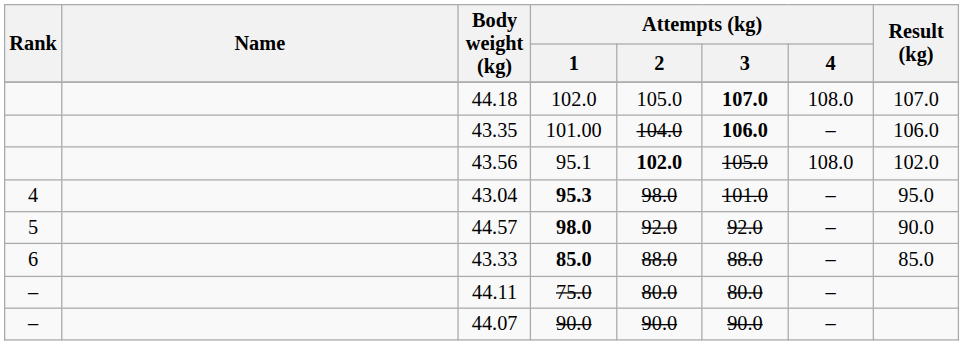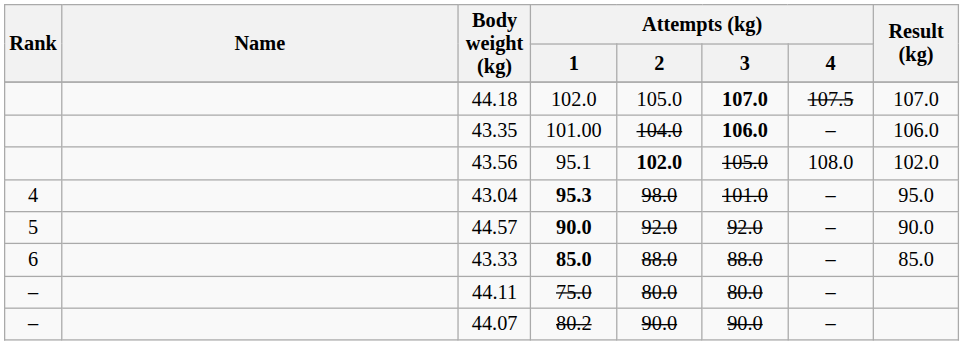(831, 98) 108.0 -> (831, 98) 107.5
(574, 227) 98.0 -> (574, 227) 90.0
(574, 324) 90.0 -> (574, 324) 80.2
